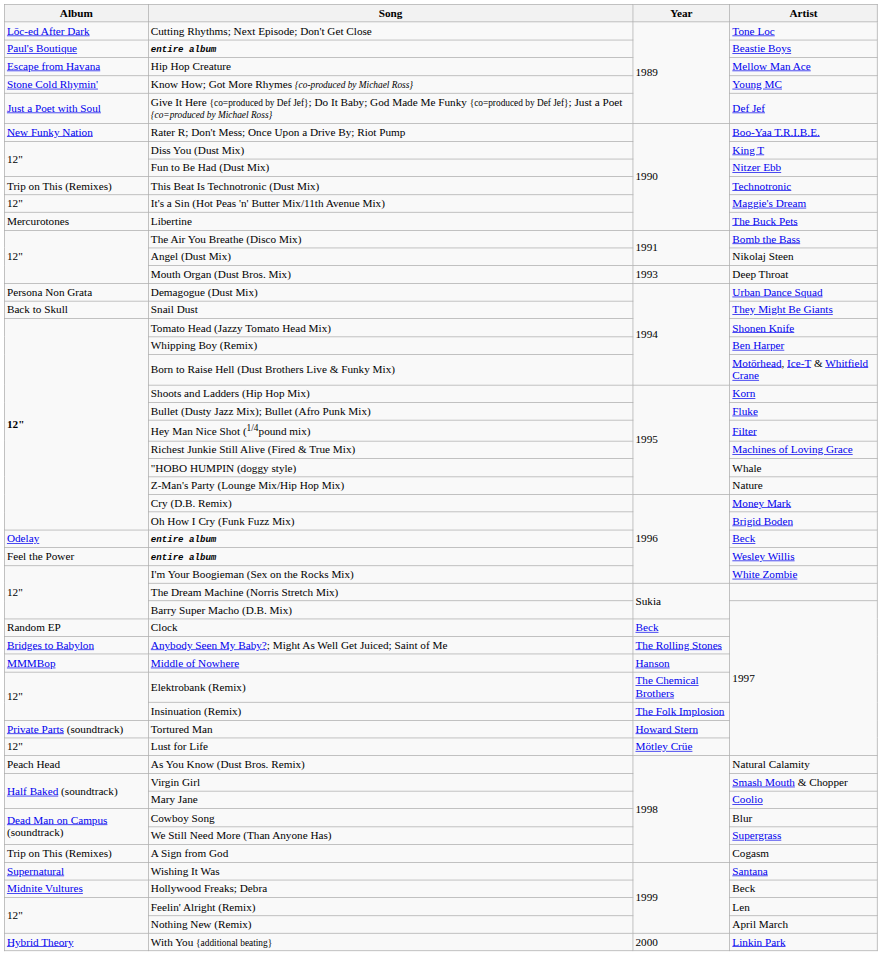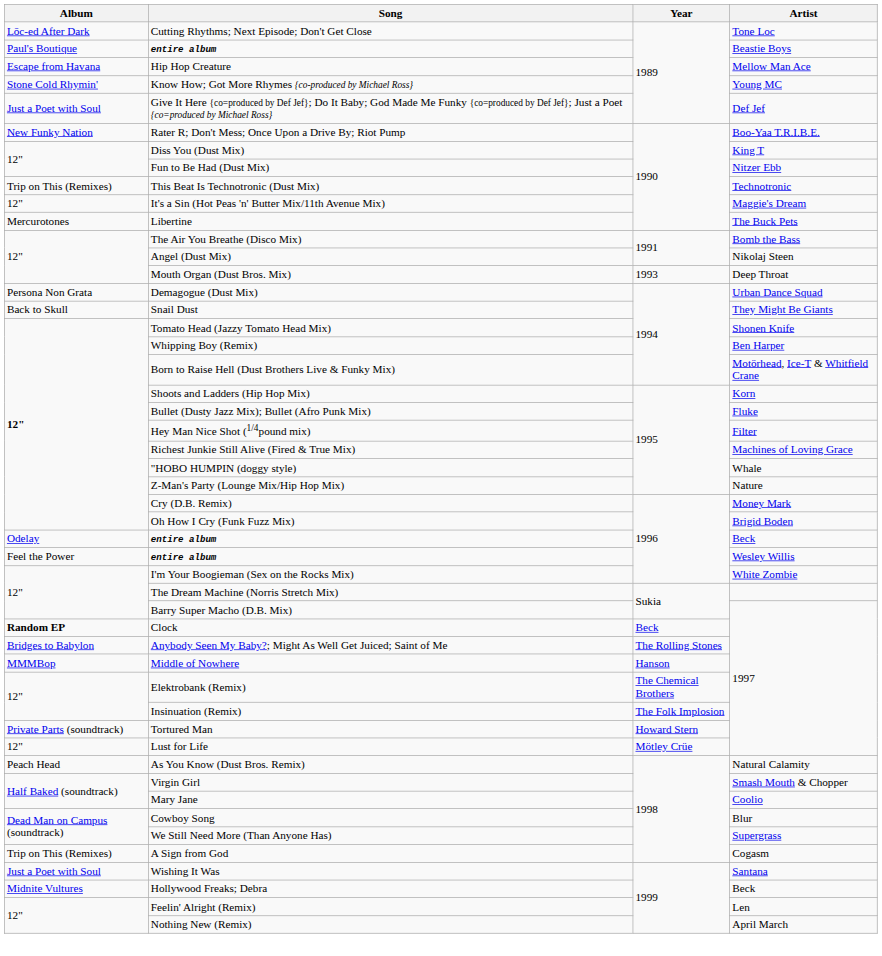(34, 627) normal -> (36, 627) bold
(36, 871) Supernatural -> (54, 871) Just a Poet with Soul
- row: (211, 942)
